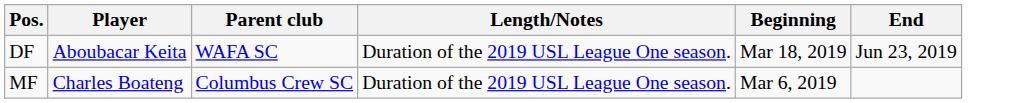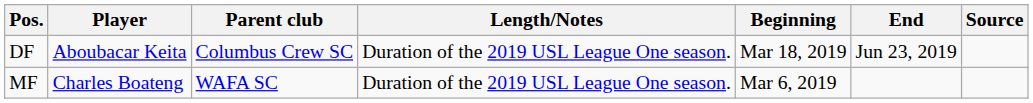+ column: (995, 20)
(237, 51) WAFA SC -> (274, 51) Columbus Crew SC
(274, 82) Columbus Crew SC -> (237, 82) WAFA SC
